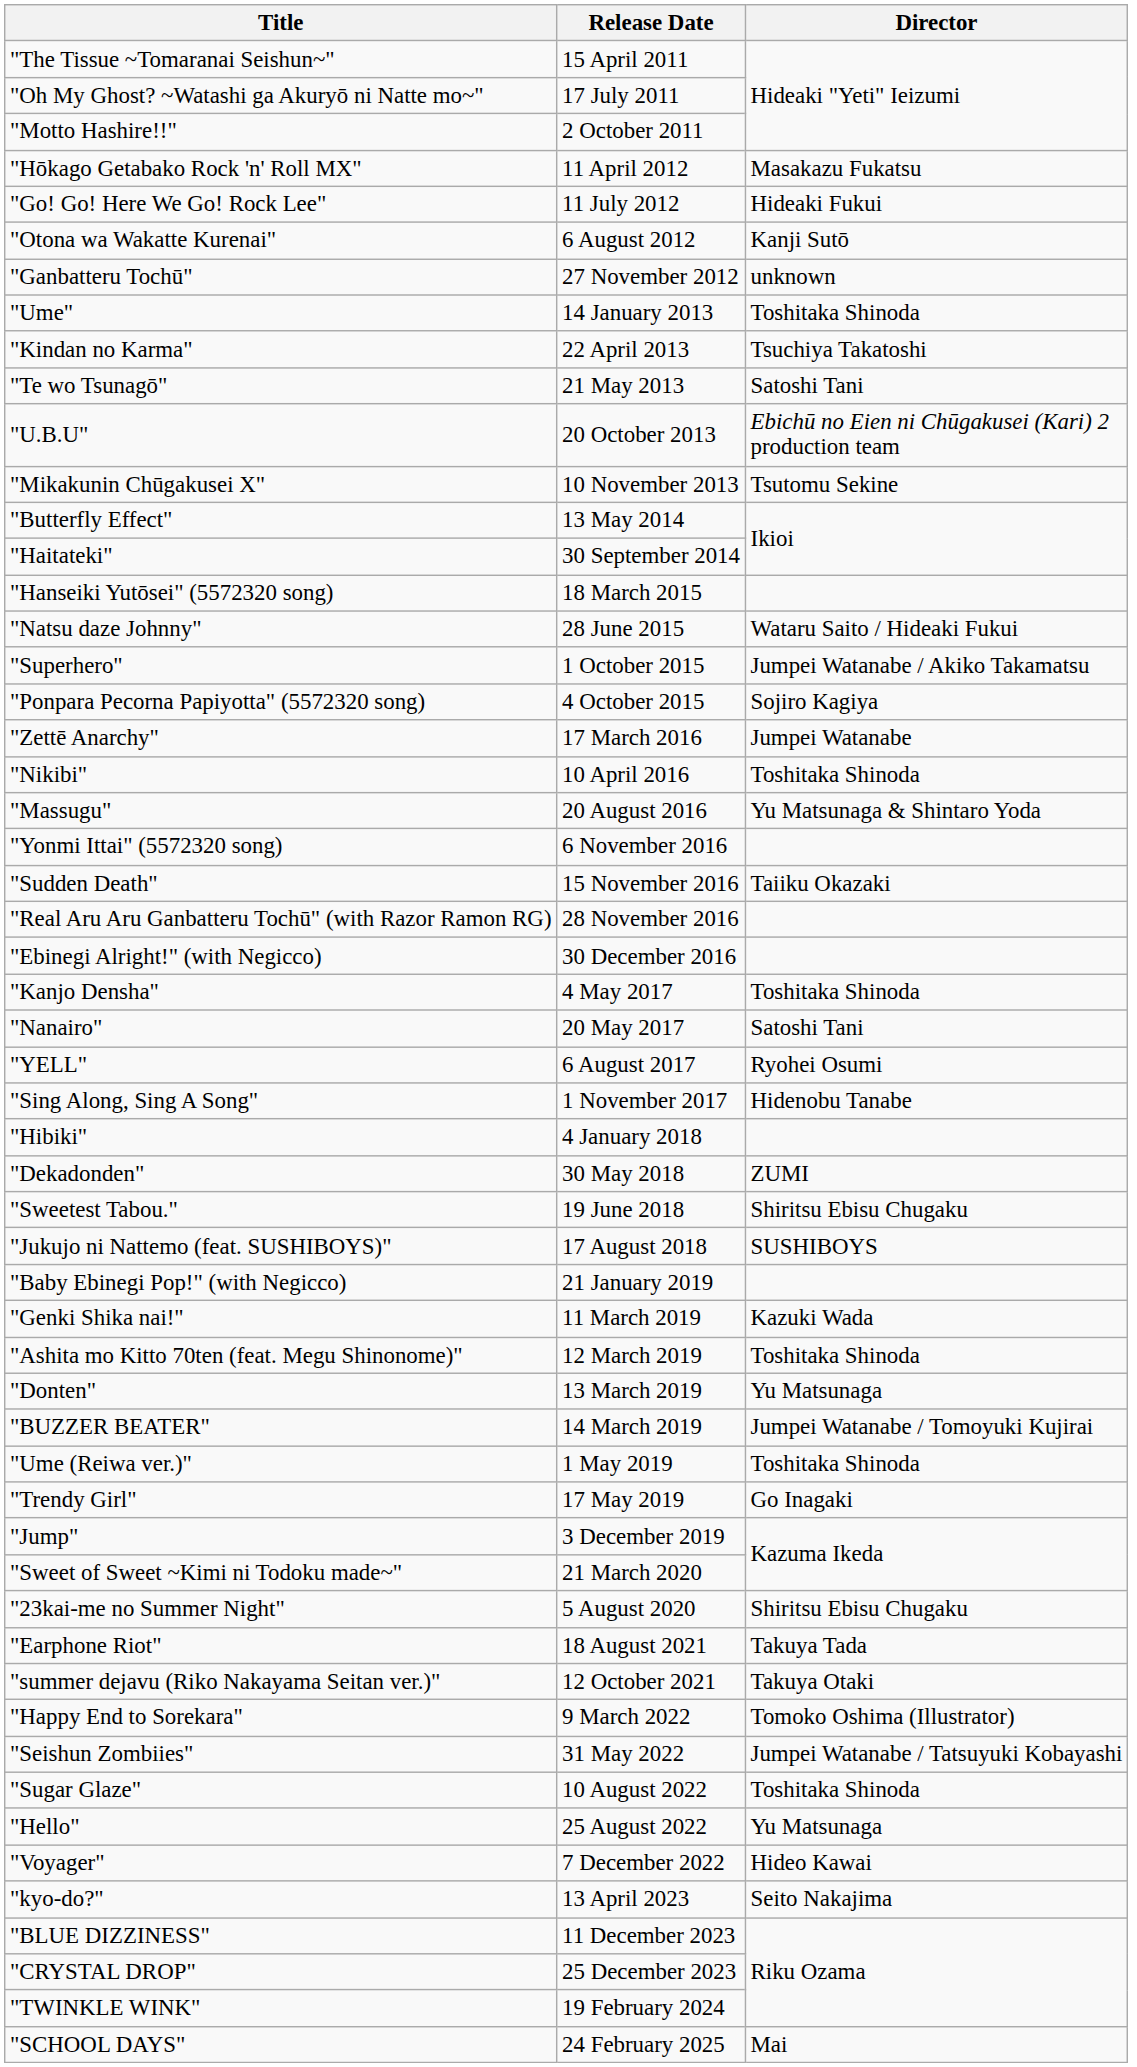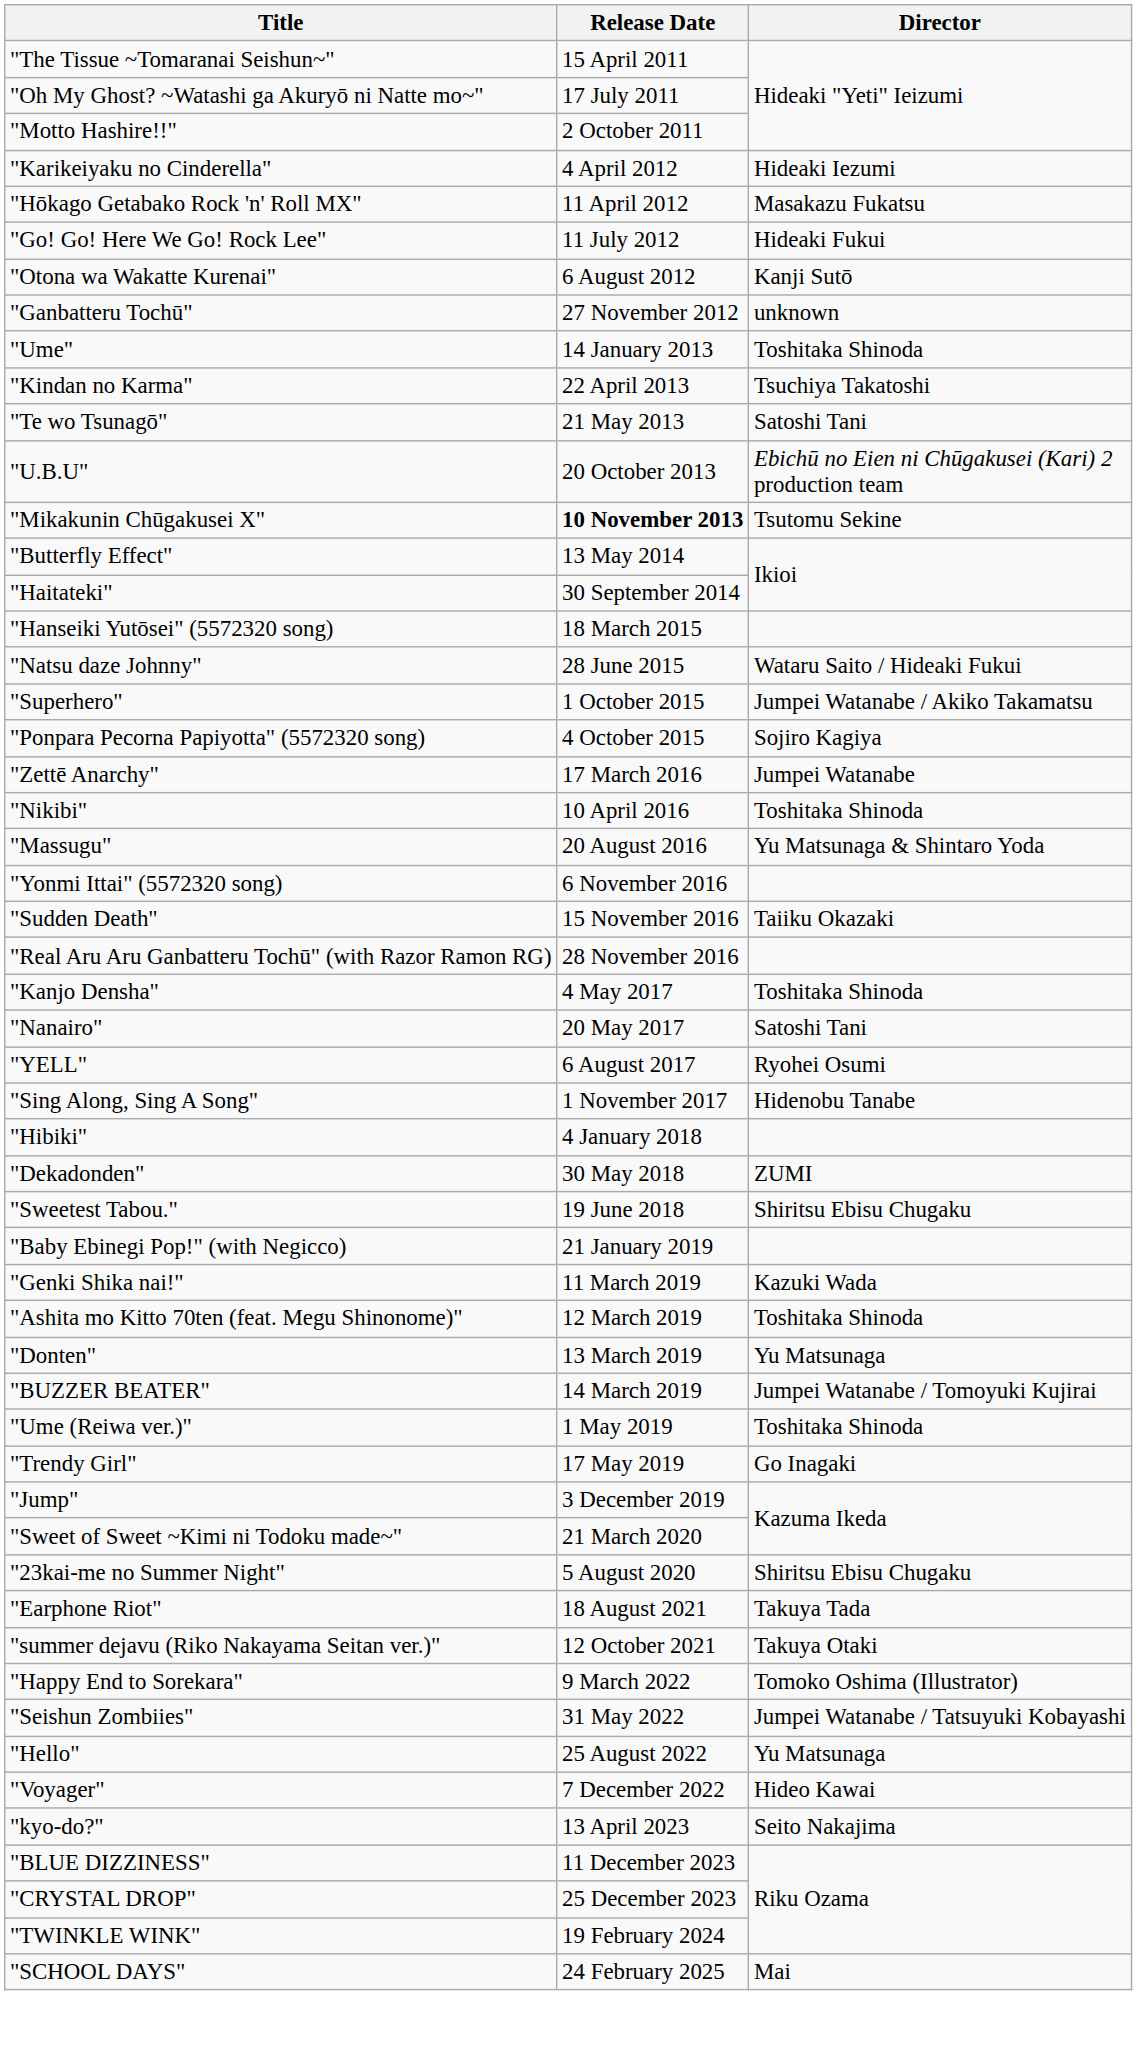+ row: (141, 167)
(650, 483) normal -> (653, 520) bold
- row: (166, 955)
- row: (201, 1245)
- row: (76, 1790)
